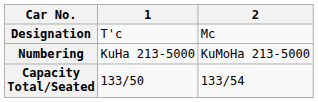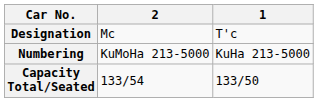columns swapped: (148, 14) <-> (255, 14)
